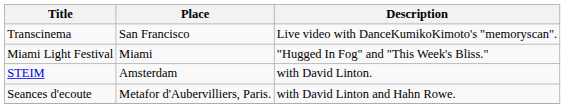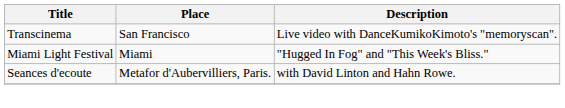- row: (26, 73)
